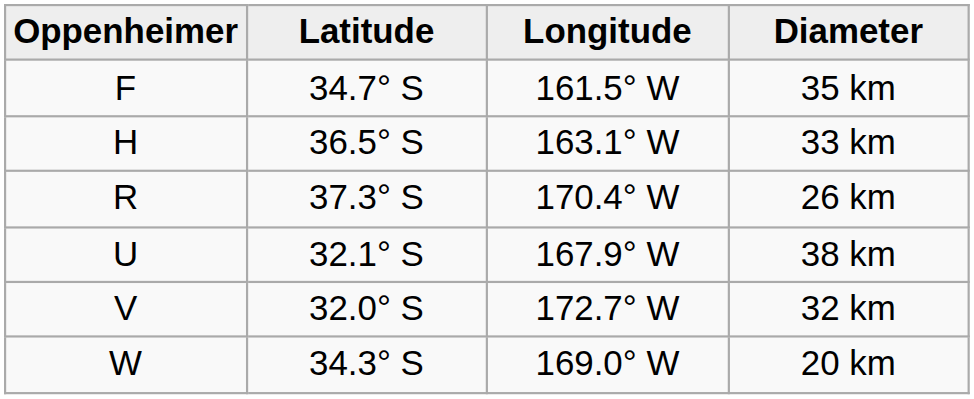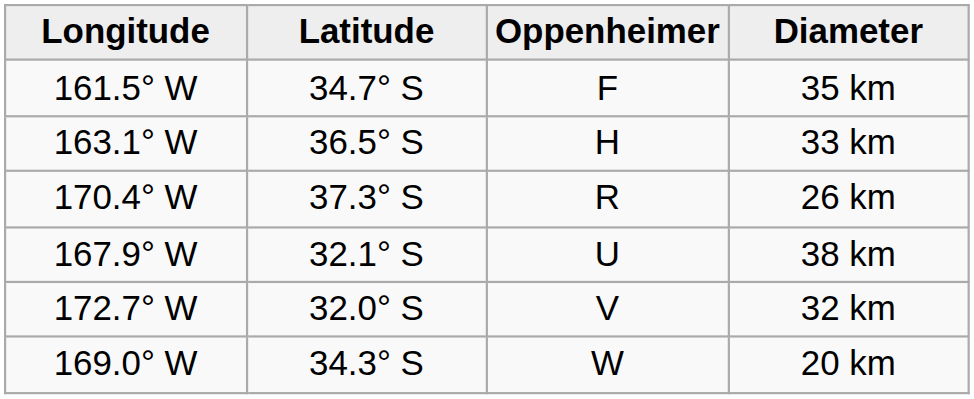columns swapped: (126, 32) <-> (607, 32)
